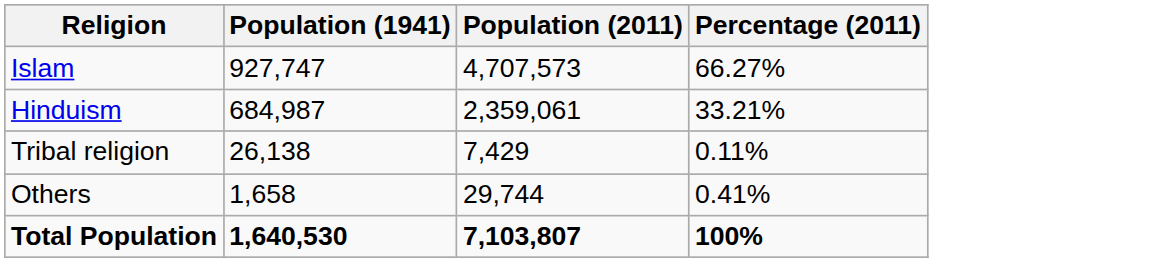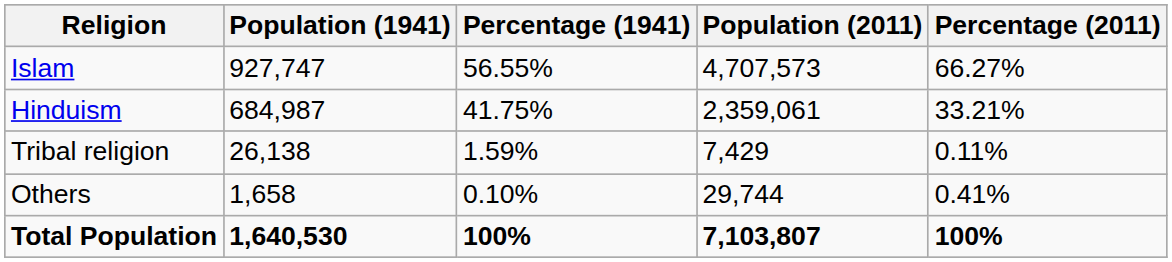+ column: (577, 25)
